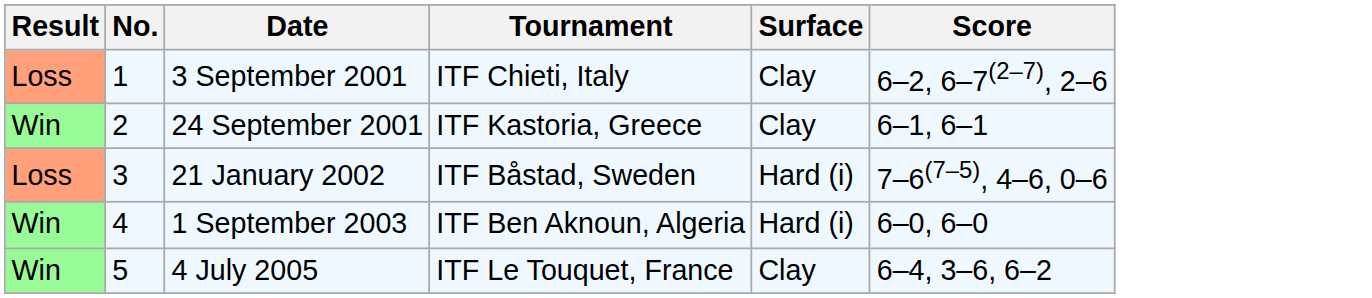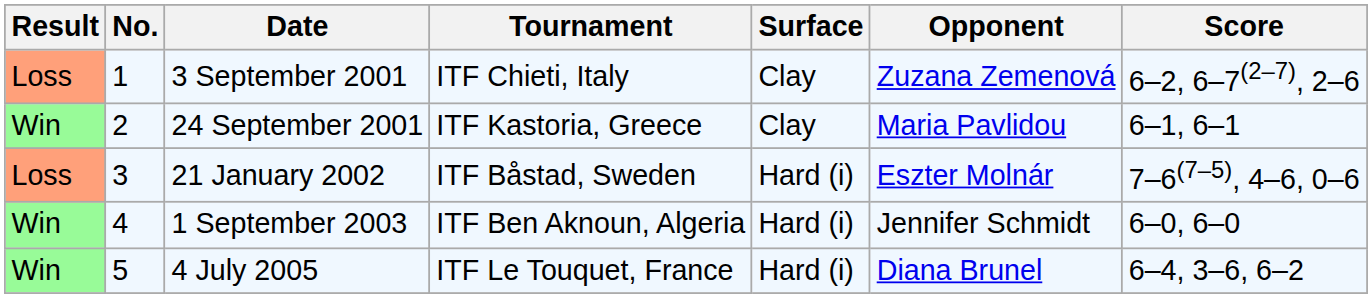+ column: (996, 27)
(787, 269) Clay -> (806, 269) Hard (i)
